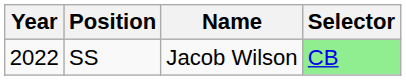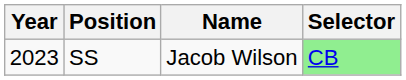(34, 57) 2022 -> (34, 57) 2023
